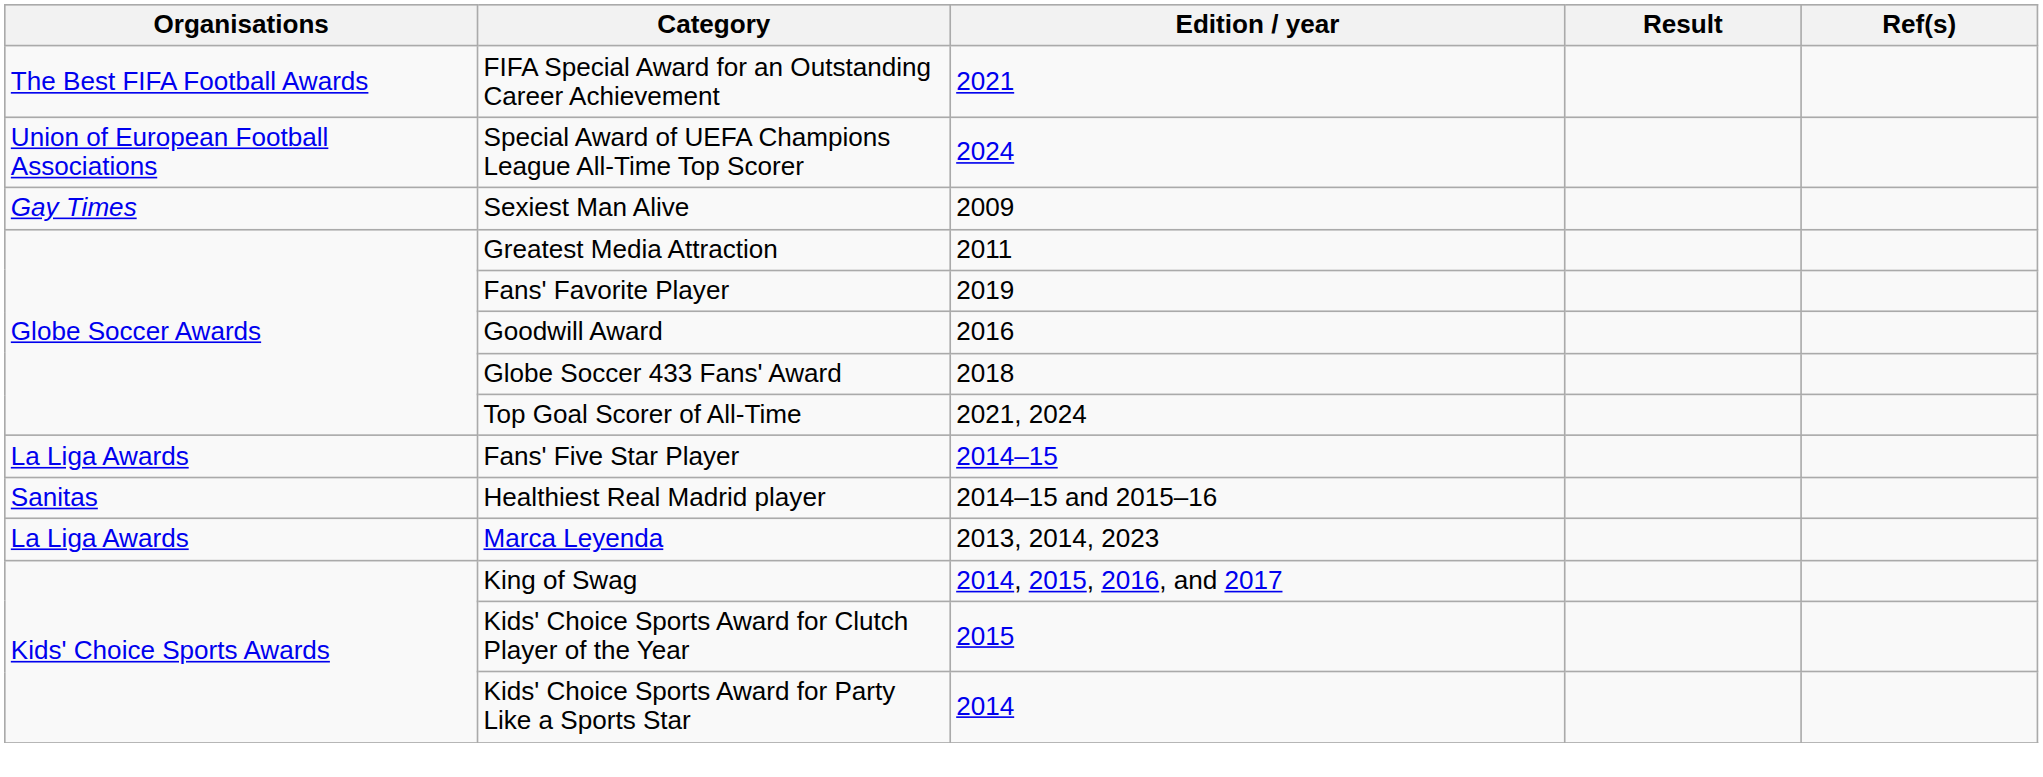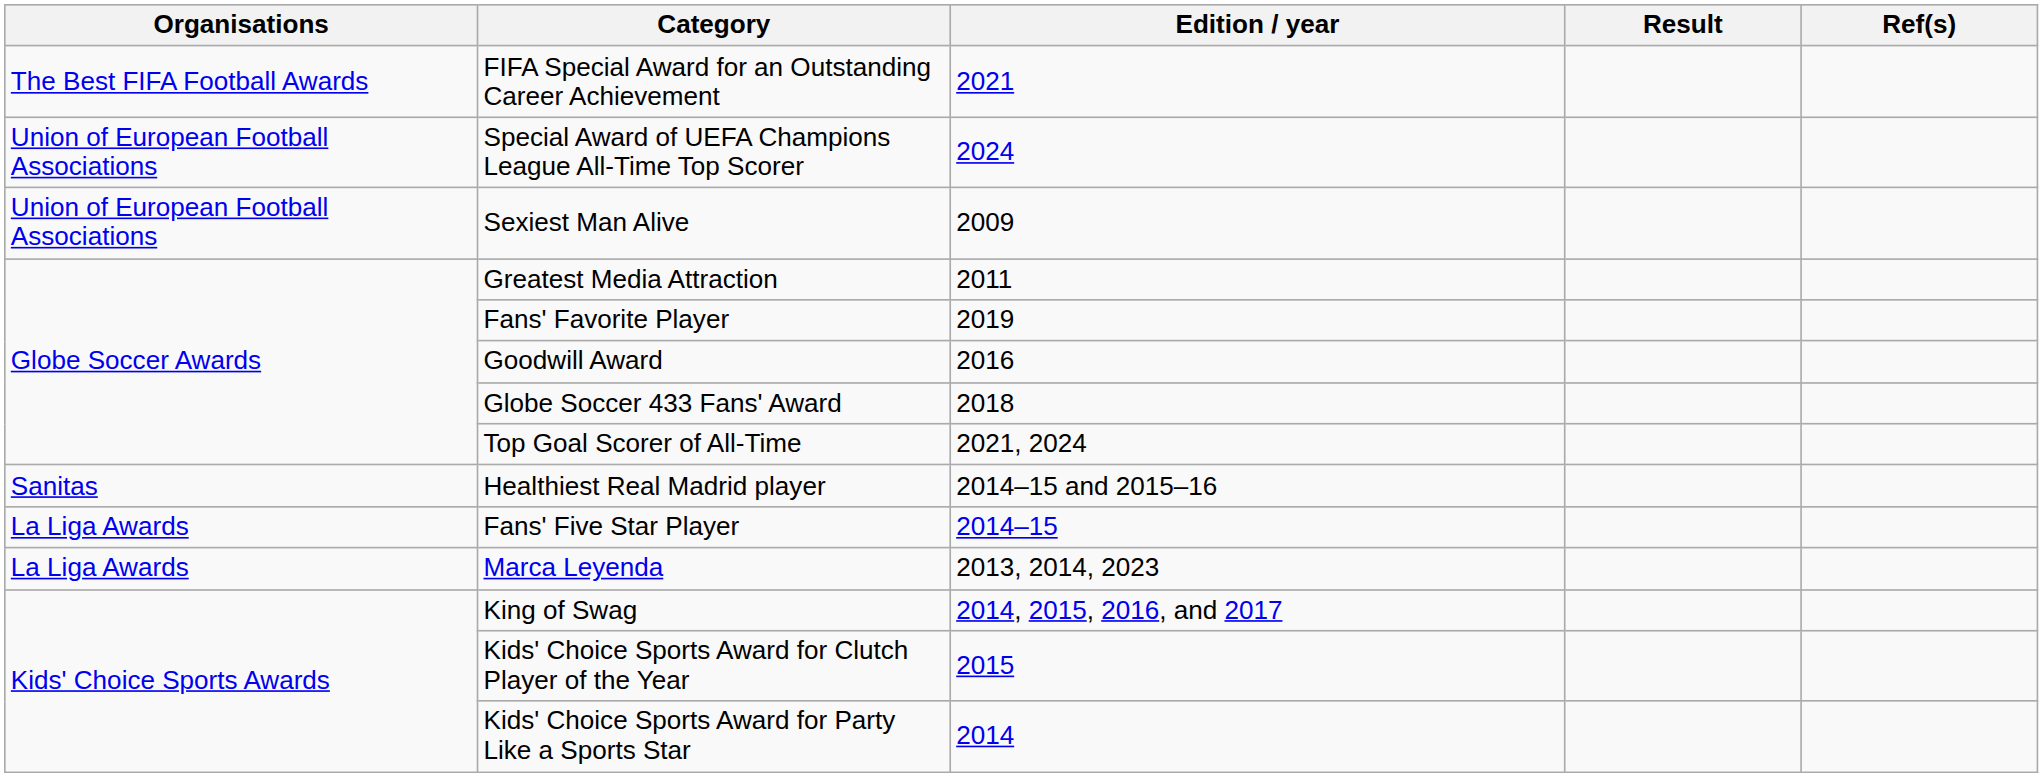(74, 207) Gay Times -> (170, 222) Union of European Football Associations
rows swapped: (655, 497) <-> (611, 456)
